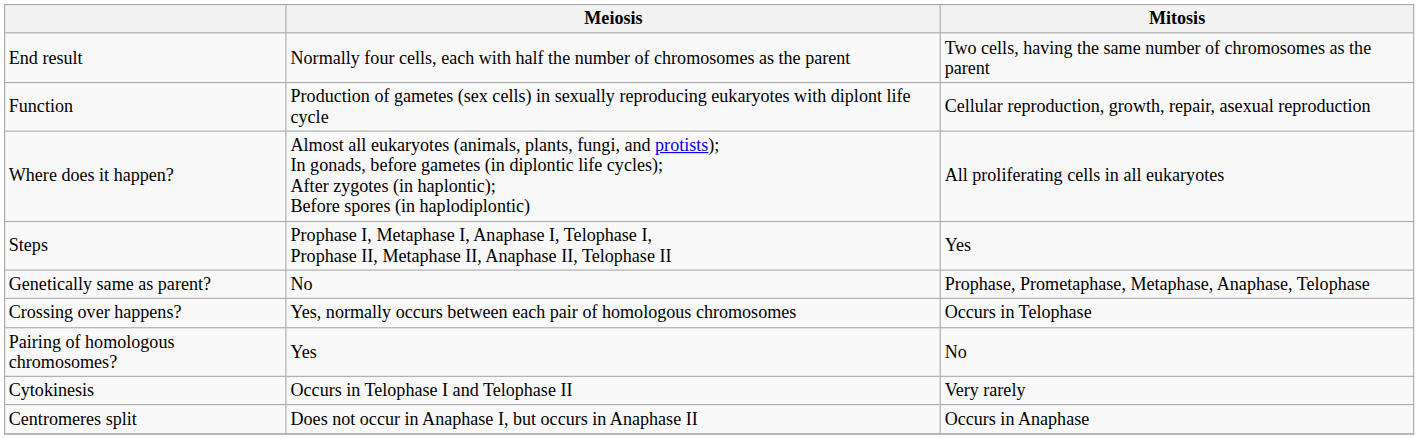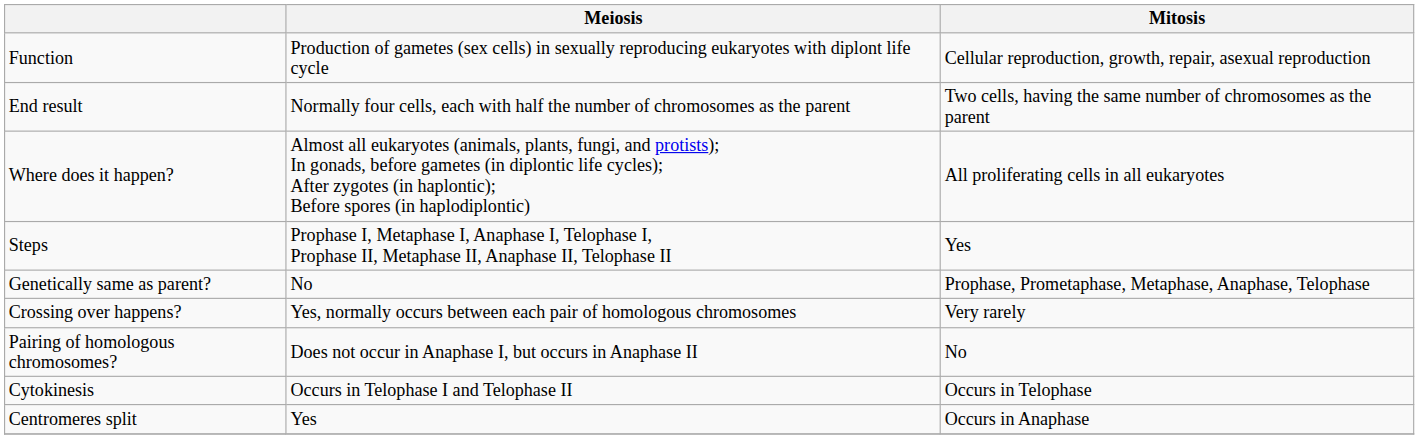rows swapped: (46, 57) <-> (41, 106)
(1018, 312) Occurs in Telophase -> (985, 312) Very rarely
(304, 351) Yes -> (494, 351) Does not occur in Anaphase I, but occurs in Anaphase II
(985, 390) Very rarely -> (1018, 390) Occurs in Telophase
(494, 419) Does not occur in Anaphase I, but occurs in Anaphase II -> (304, 419) Yes
